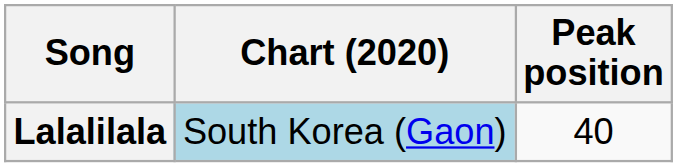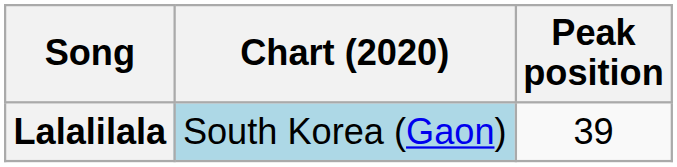(593, 131) 40 -> (593, 131) 39
